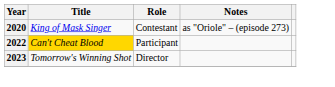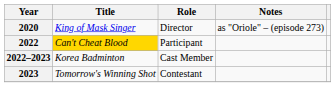(157, 27) Contestant -> (176, 27) Director
+ row: (29, 58)
(152, 58) Director -> (181, 74) Contestant
